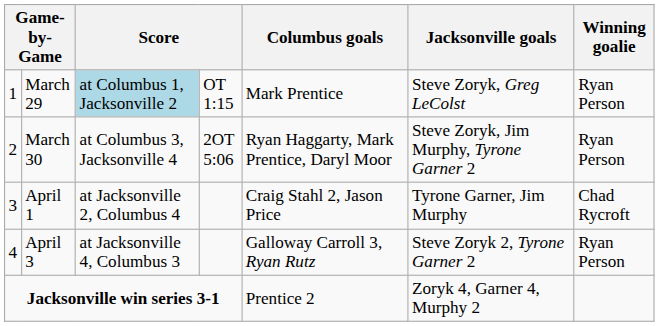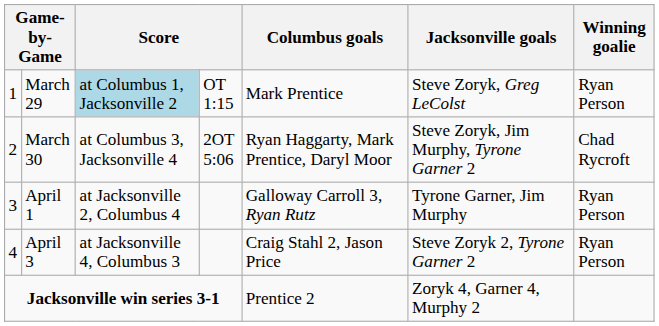(601, 149) Ryan Person -> (604, 149) Chad Rycroft
(314, 205) Craig Stahl 2, Jason Price -> (314, 205) Galloway Carroll 3, Ryan Rutz
(604, 205) Chad Rycroft -> (601, 205) Ryan Person
(314, 251) Galloway Carroll 3, Ryan Rutz -> (314, 251) Craig Stahl 2, Jason Price
